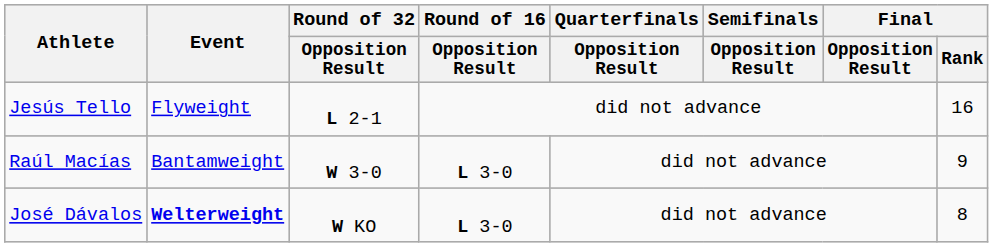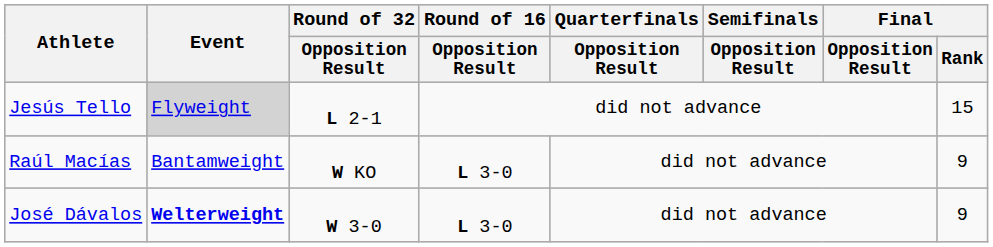(201, 109) no background -> (201, 109) lightgrey background
(962, 109) 16 -> (962, 109) 15
(354, 173) W 3-0 -> (354, 173) W KO
(354, 226) W KO -> (354, 226) W 3-0
(962, 215) 8 -> (962, 215) 9
